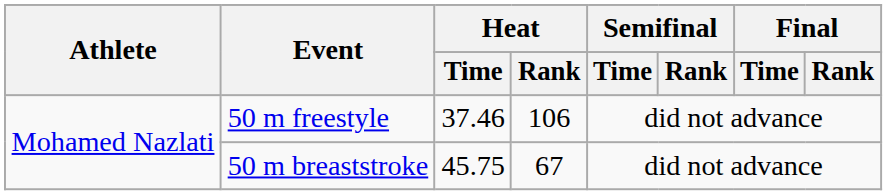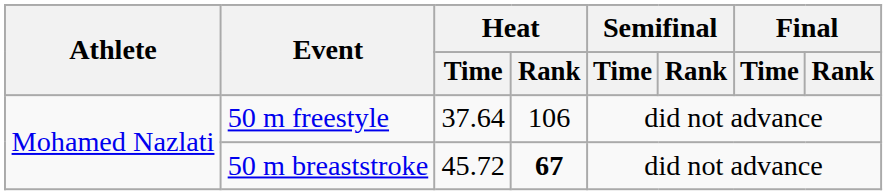(473, 118) 37.46 -> (473, 118) 37.64
(473, 165) 45.75 -> (473, 165) 45.72
(549, 165) normal -> (549, 165) bold
